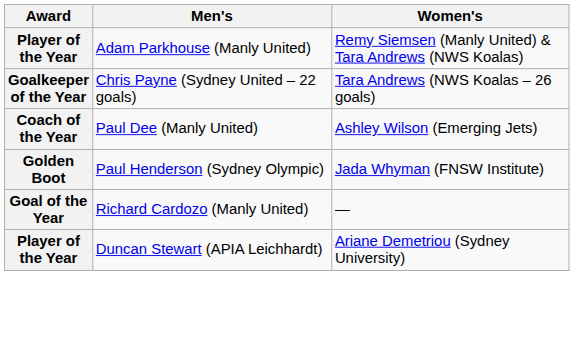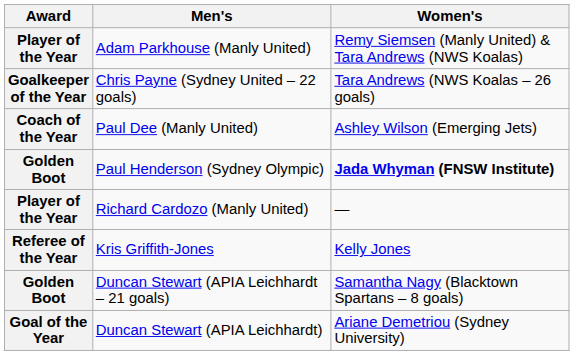(439, 169) normal -> (444, 169) bold
(48, 209) Goal of the Year -> (48, 209) Player of the Year
+ row: (155, 249)
+ row: (207, 290)
(48, 249) Player of the Year -> (48, 330) Goal of the Year
